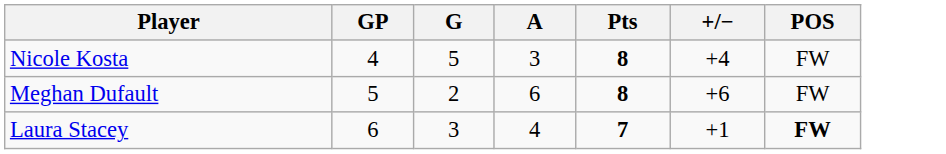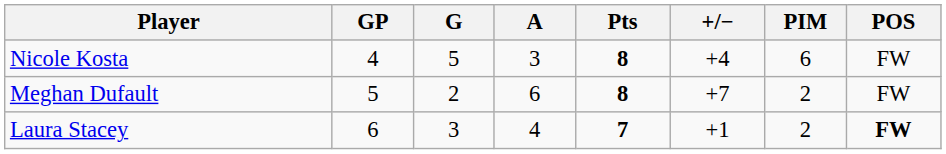+ column: (805, 22)
(718, 93) +6 -> (718, 93) +7
